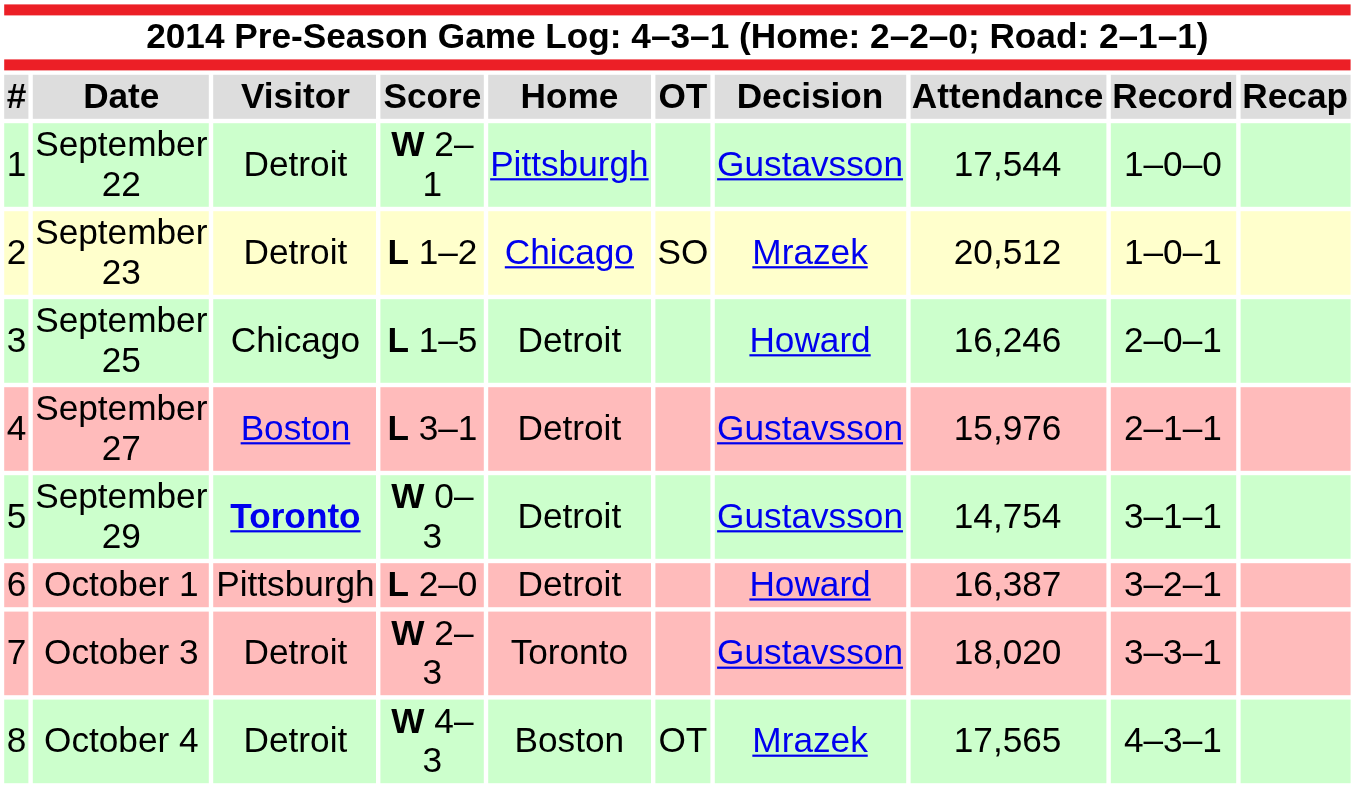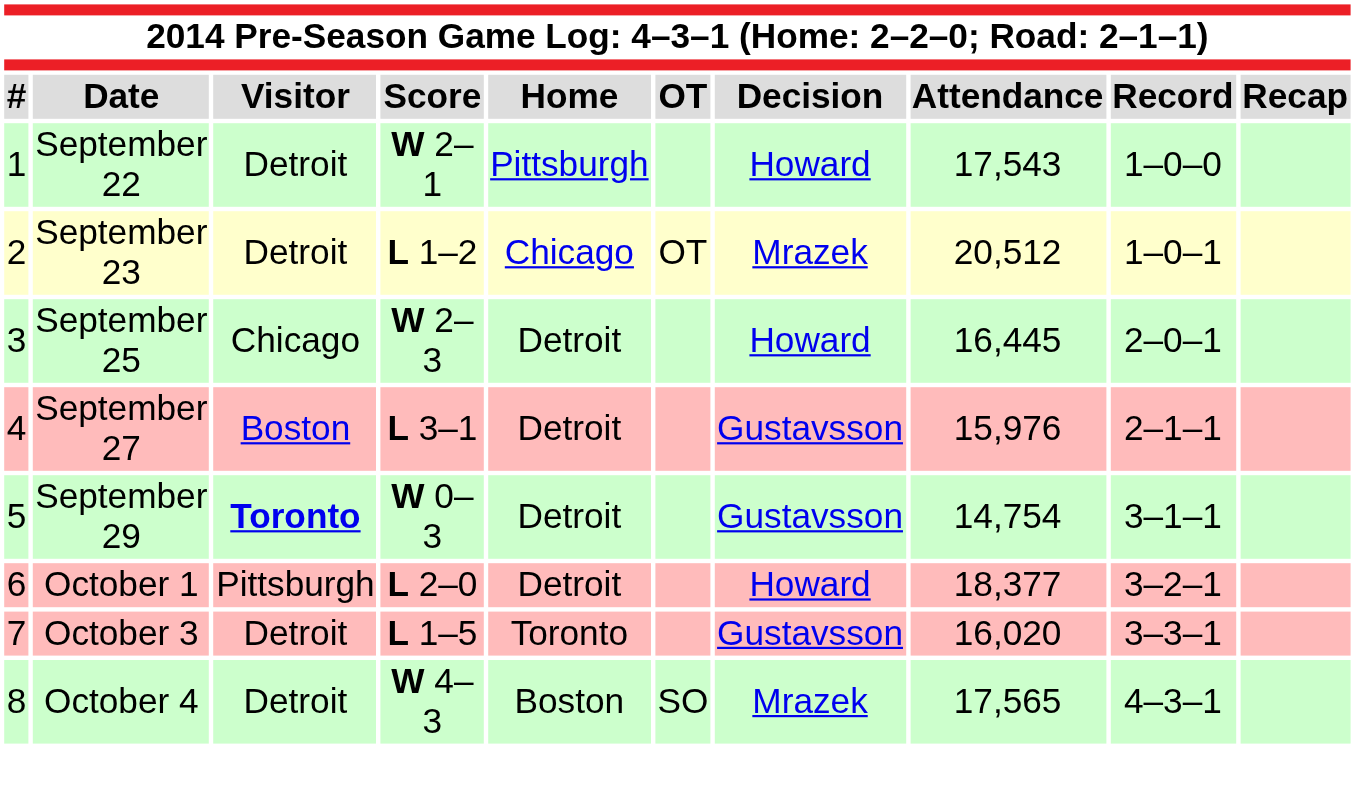(810, 164) Gustavsson -> (810, 164) Howard
(1008, 164) 17,544 -> (1008, 164) 17,543
(683, 252) SO -> (683, 252) OT
(432, 340) L 1–5 -> (432, 340) W 2–3
(1008, 340) 16,246 -> (1008, 340) 16,445
(1008, 584) 16,387 -> (1008, 584) 18,377
(432, 652) W 2–3 -> (432, 632) L 1–5
(1008, 652) 18,020 -> (1008, 632) 16,020
(683, 740) OT -> (683, 701) SO
